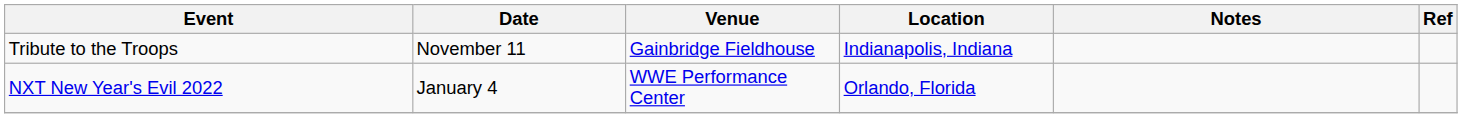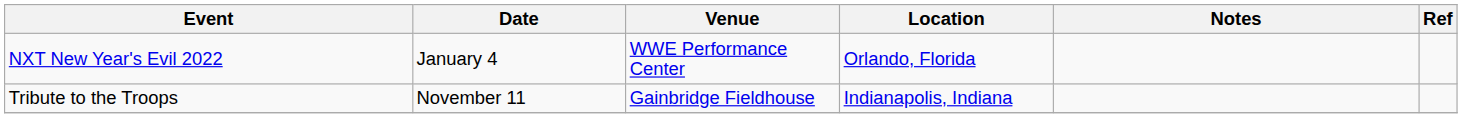rows swapped: (116, 87) <-> (93, 48)
